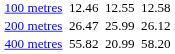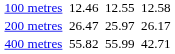(120, 25) 25.99 -> (120, 25) 25.97
(156, 25) 26.12 -> (156, 25) 26.17
(120, 44) 20.99 -> (120, 44) 55.99
(156, 44) 58.20 -> (156, 44) 42.71
